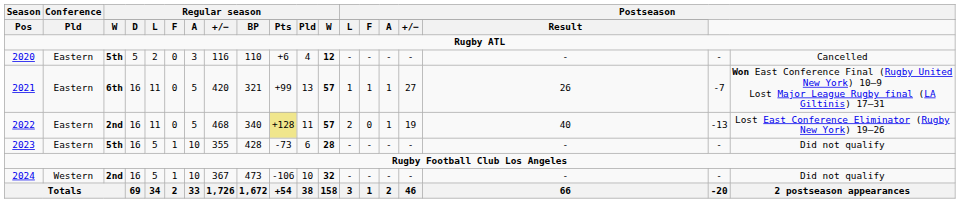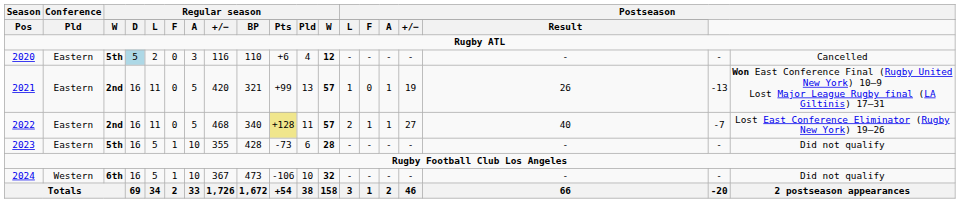(135, 58) no background -> (135, 58) lightblue background
(115, 89) 6th -> (115, 89) 2nd
(369, 89) 1 -> (369, 89) 0
(411, 89) 27 -> (411, 89) 19
(719, 89) -7 -> (719, 89) -13
(369, 125) 0 -> (369, 125) 1
(411, 125) 19 -> (411, 125) 27
(719, 125) -13 -> (719, 125) -7
(115, 176) 2nd -> (115, 176) 6th
